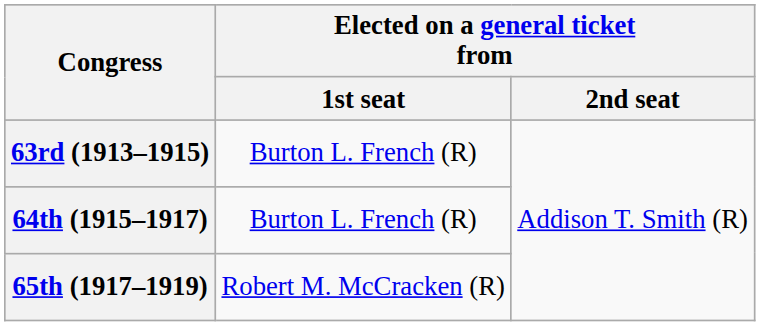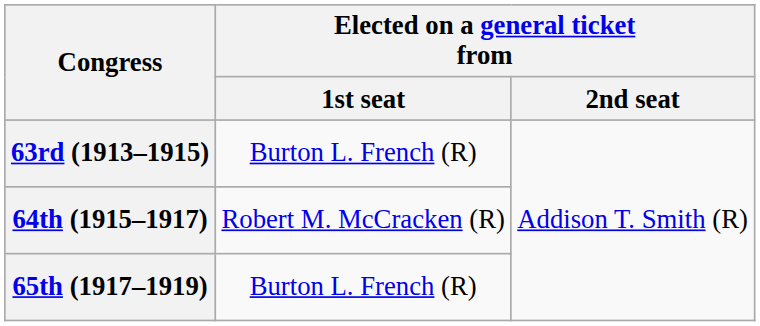(363, 219) Burton L. French (R) -> (363, 219) Robert M. McCracken (R)
(363, 286) Robert M. McCracken (R) -> (363, 286) Burton L. French (R)
